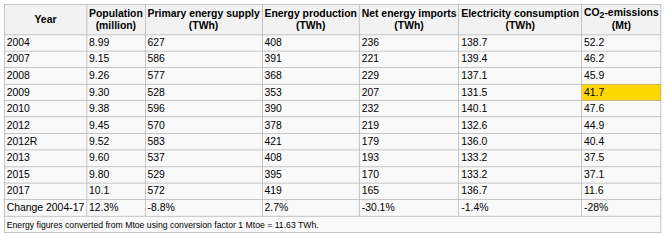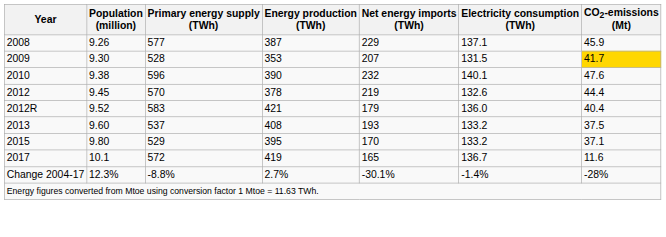- row: (18, 43)
- row: (18, 59)
(273, 75) 368 -> (273, 43) 387
(594, 125) 44.9 -> (594, 92) 44.4
